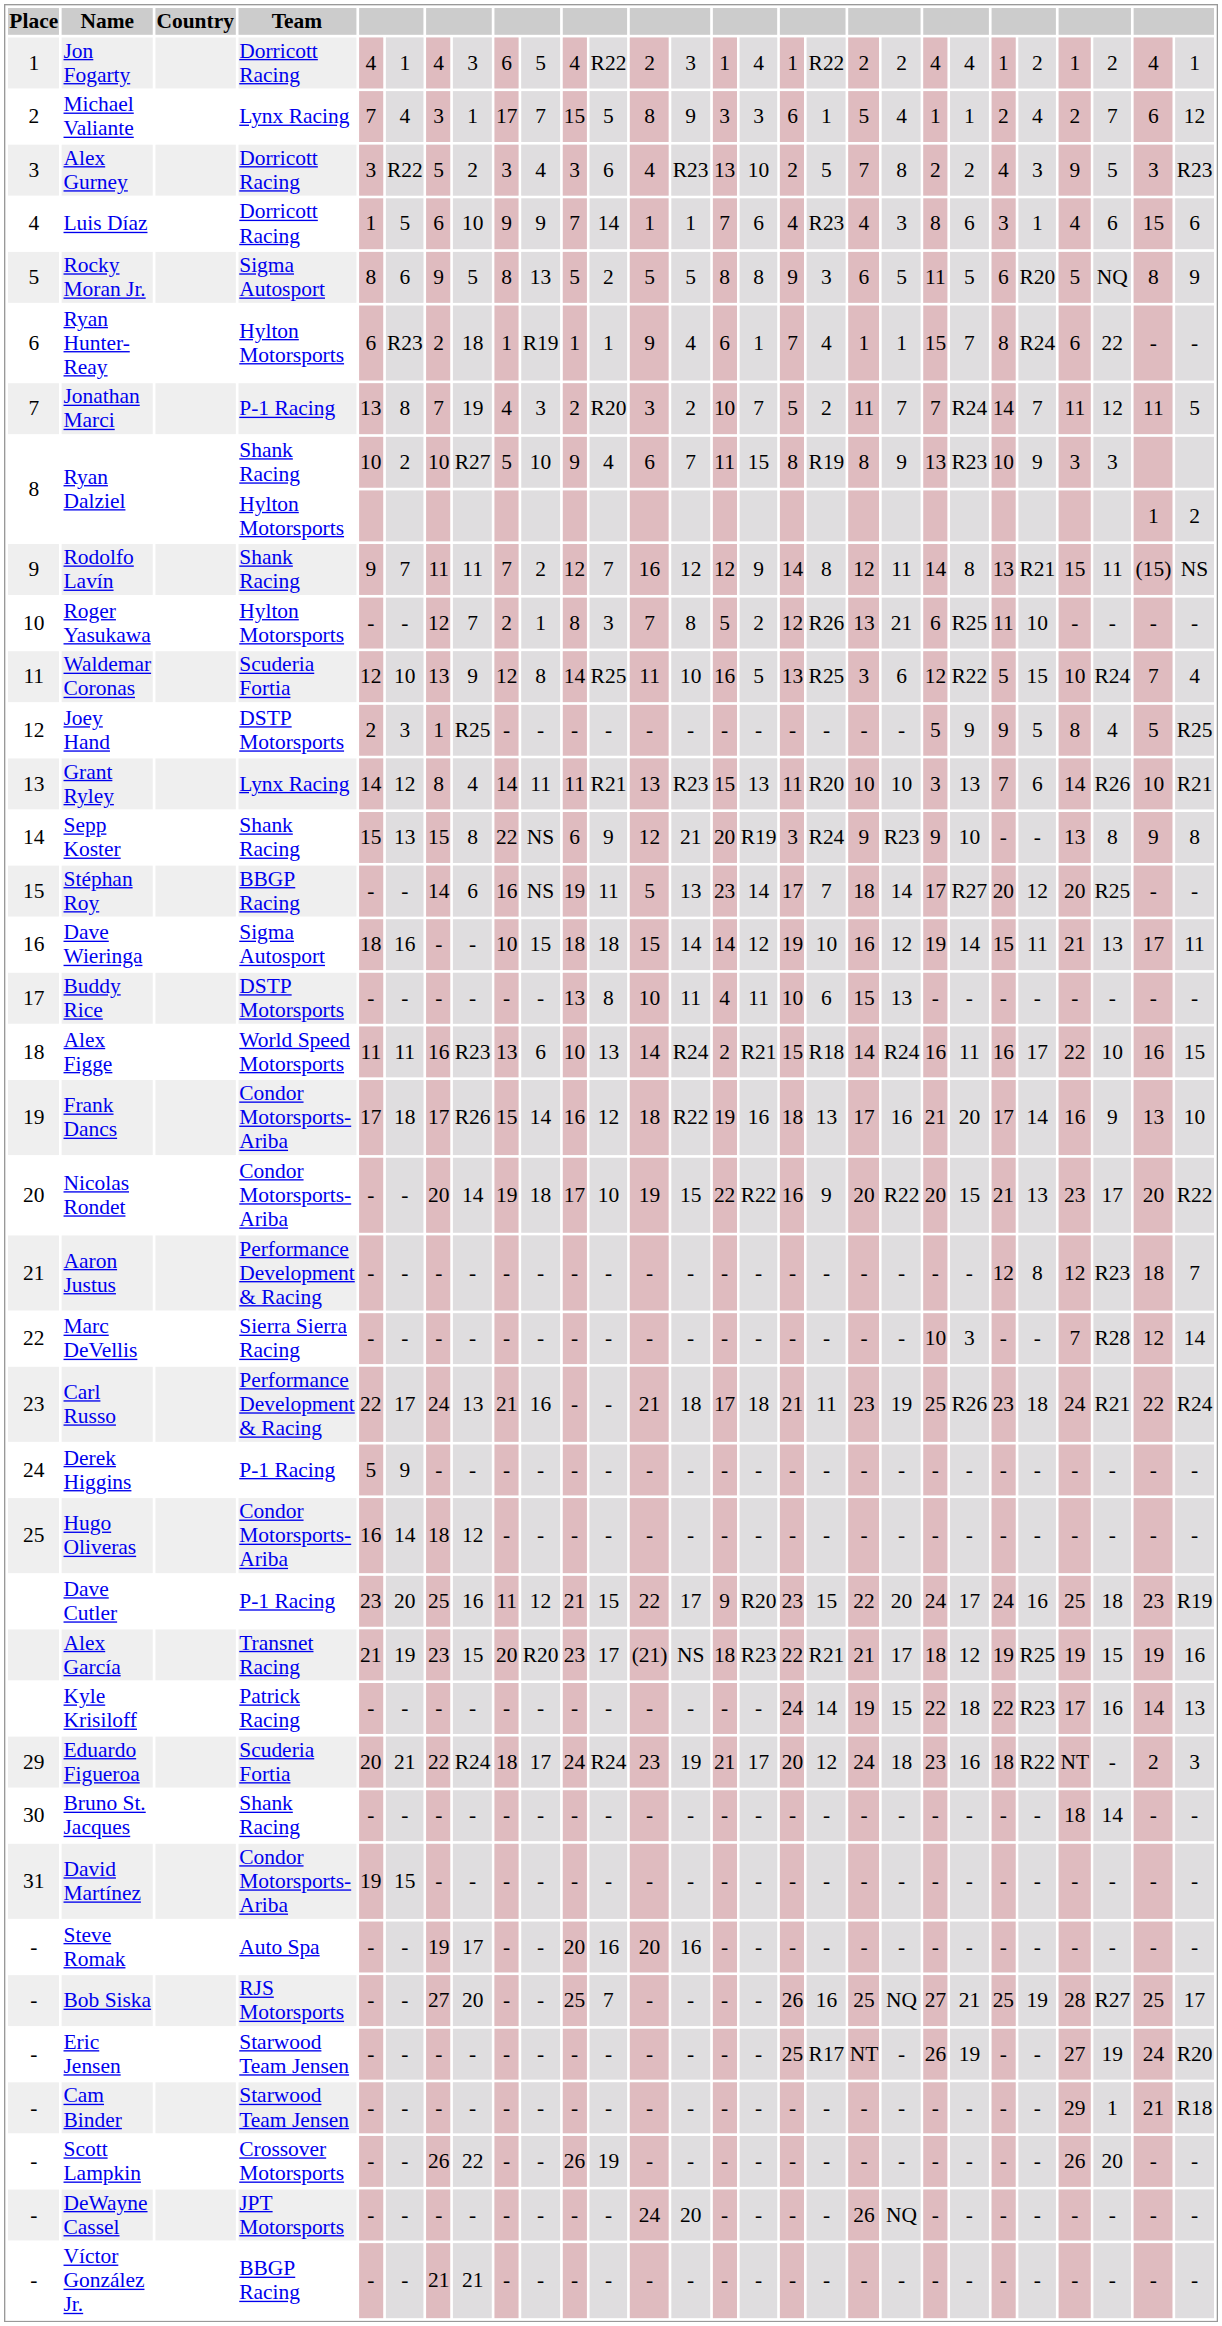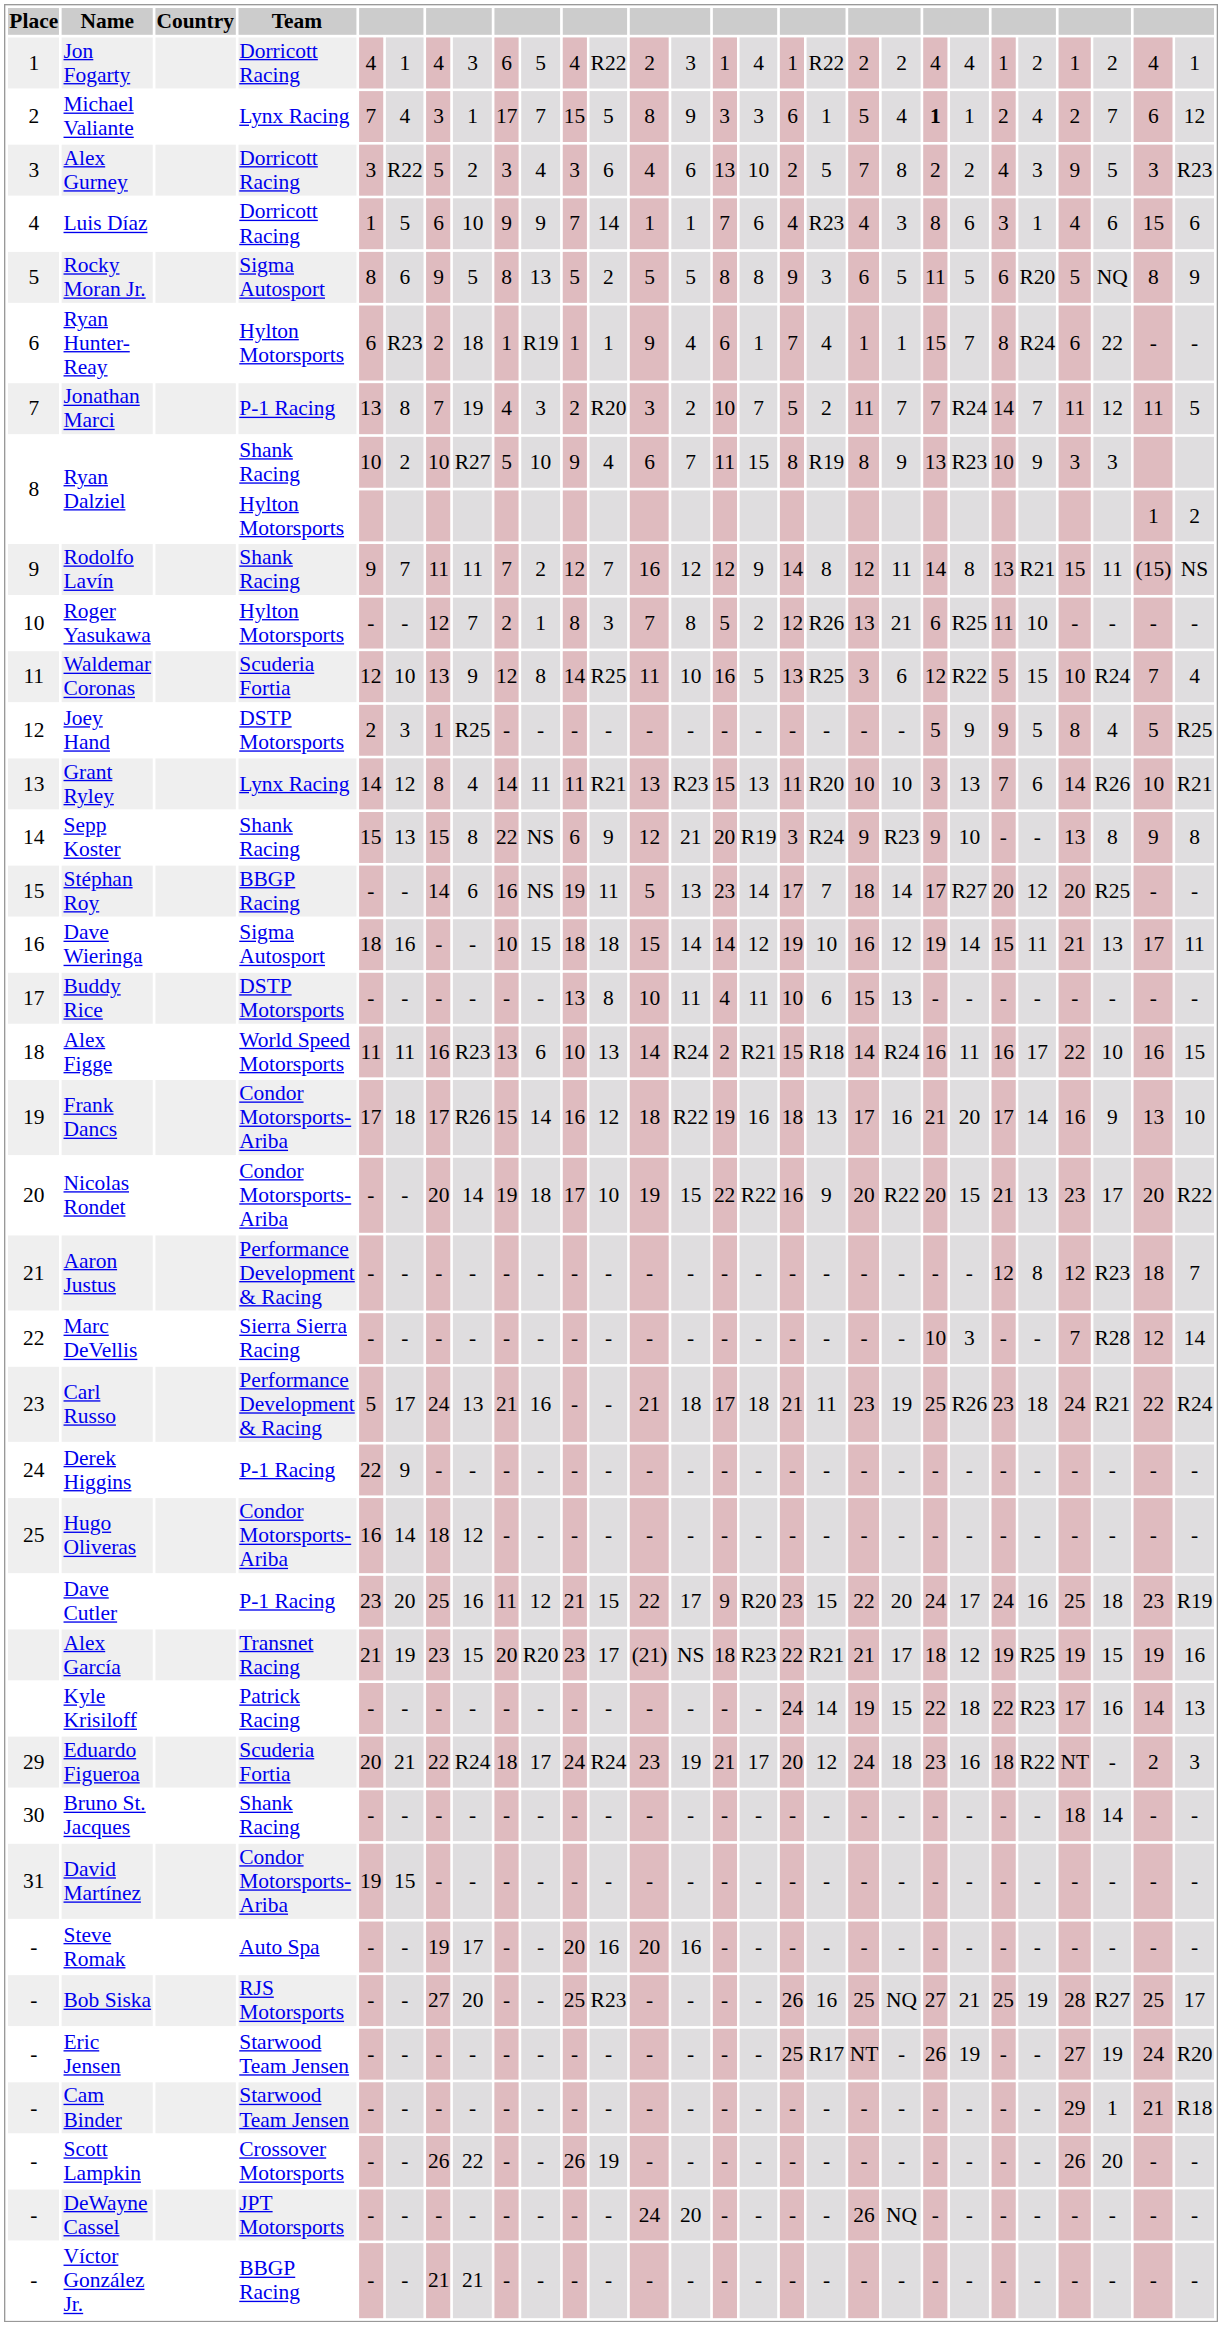(935, 116) normal -> (935, 116) bold
(691, 169) R23 -> (691, 169) 6
(371, 1404) 22 -> (371, 1404) 5
(371, 1469) 5 -> (371, 1469) 22
(608, 2000) 7 -> (608, 2000) R23
